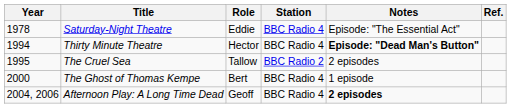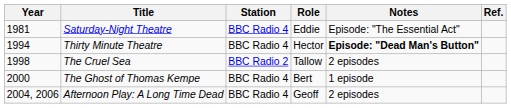columns swapped: (244, 12) <-> (294, 12)
(18, 29) 1978 -> (18, 29) 1981
(18, 62) 1995 -> (18, 62) 1998
(355, 95) bold -> (354, 95) normal
